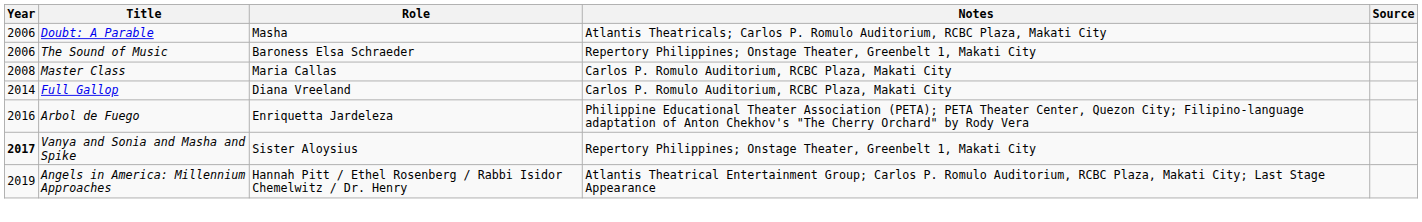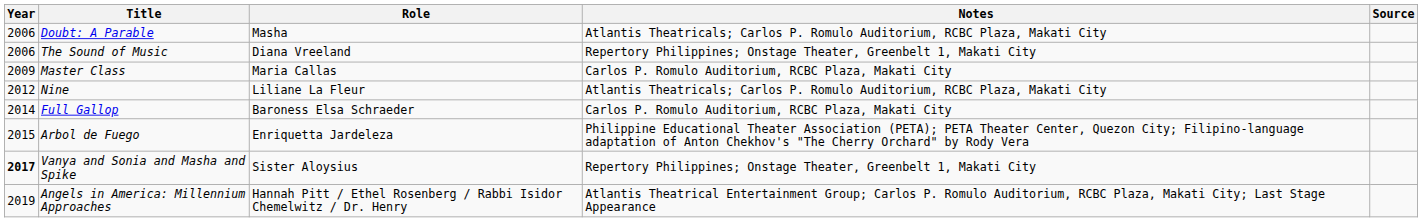(333, 52) Baroness Elsa Schraeder -> (302, 52) Diana Vreeland
(21, 71) 2008 -> (21, 71) 2009
+ row: (55, 90)
(302, 90) Diana Vreeland -> (333, 109) Baroness Elsa Schraeder
(21, 116) 2016 -> (21, 135) 2015
